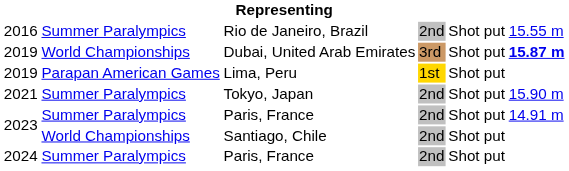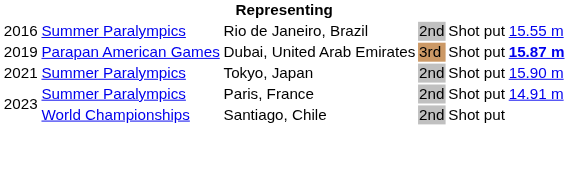(116, 52) World Championships -> (131, 52) Parapan American Games
- row: (21, 73)
- row: (21, 156)
